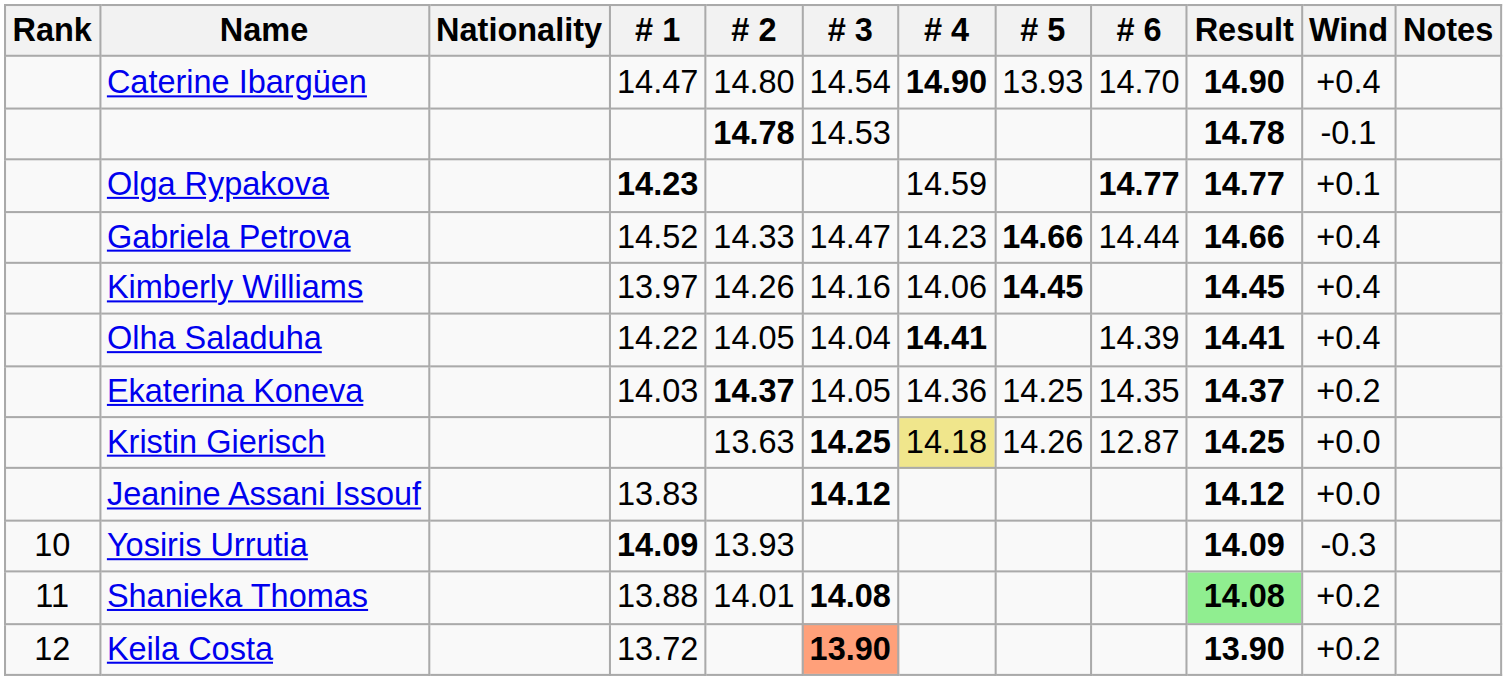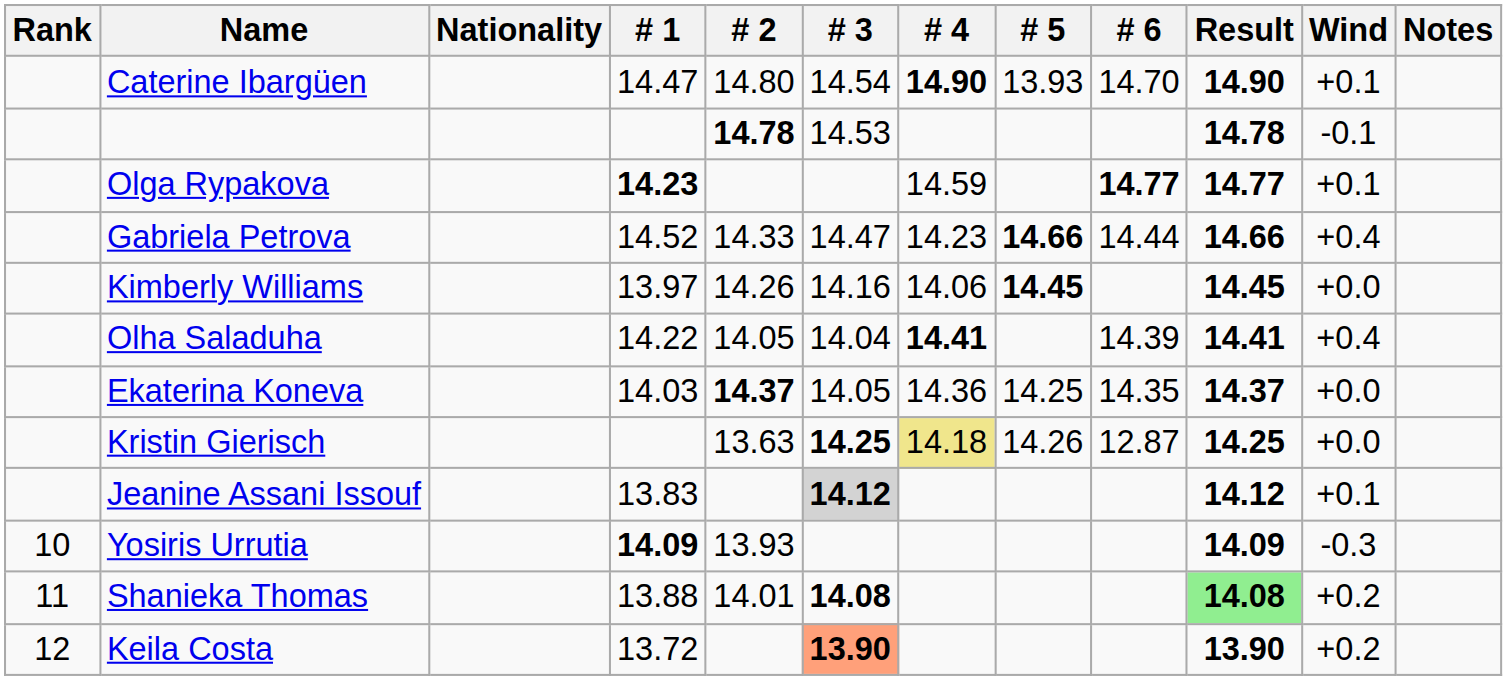(1348, 81) +0.4 -> (1348, 81) +0.1
(1348, 287) +0.4 -> (1348, 287) +0.0
(1348, 390) +0.2 -> (1348, 390) +0.0
(850, 493) no background -> (850, 493) lightgrey background
(1348, 493) +0.0 -> (1348, 493) +0.1
